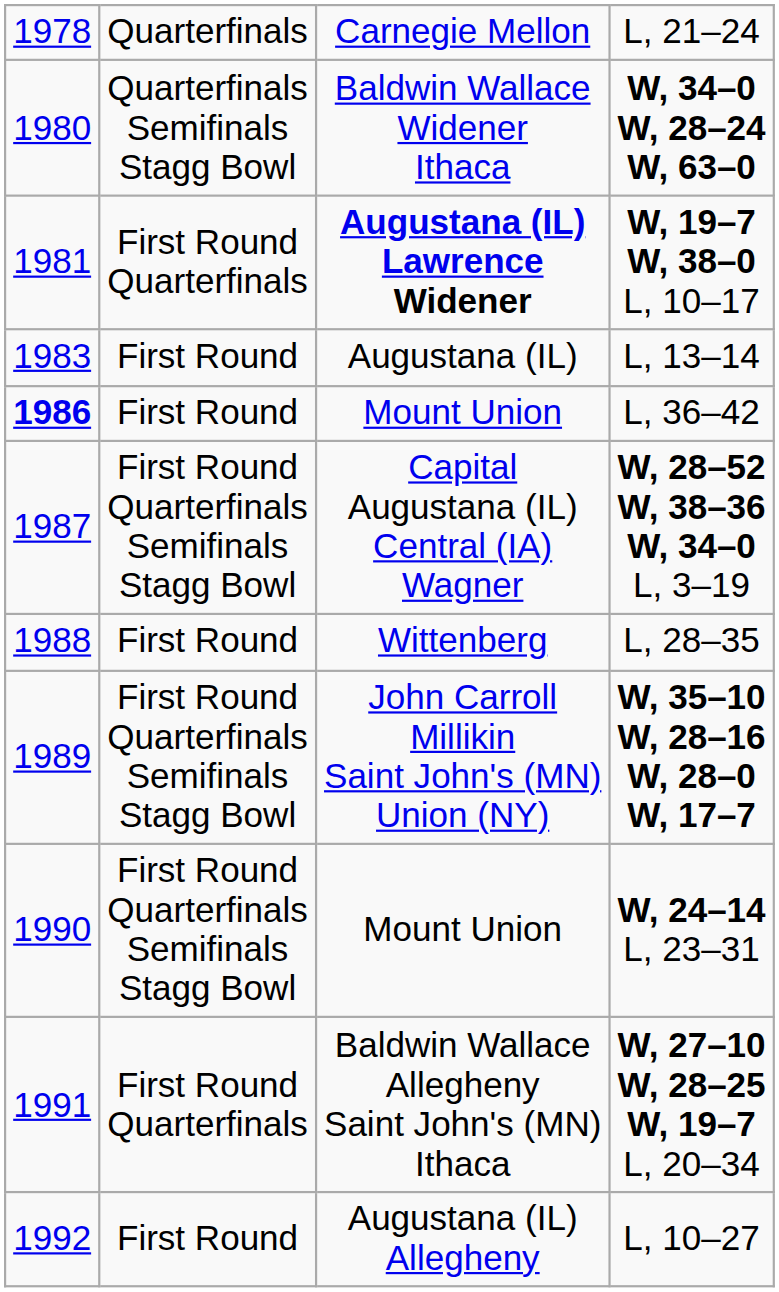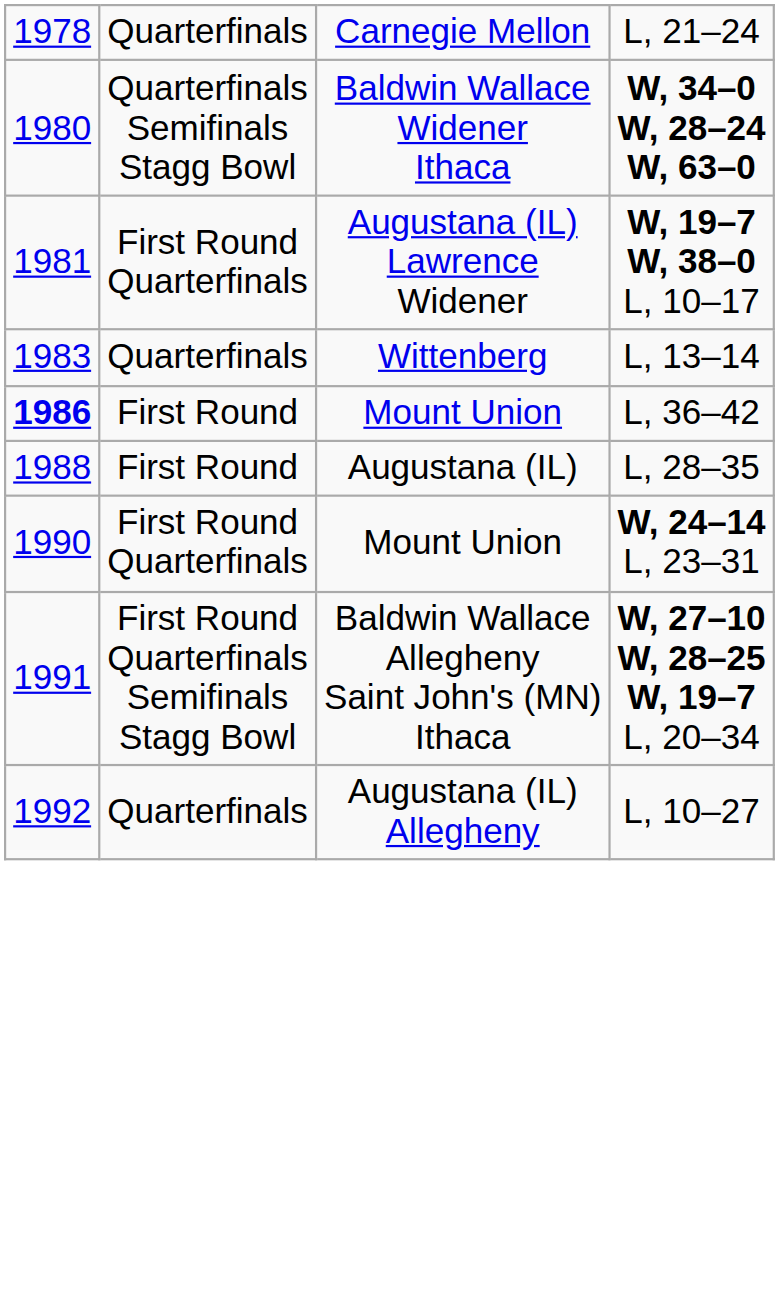(463, 261) bold -> (463, 261) normal
(208, 356) First Round -> (208, 356) Quarterfinals
(463, 356) Augustana (IL) -> (463, 356) Wittenberg
- row: (692, 526)
(463, 641) Wittenberg -> (463, 467) Augustana (IL)
- row: (692, 756)
(208, 930) First Round Quarterfinals Semifinals Stagg Bowl -> (208, 543) First Round Quarterfinals
(208, 1104) First Round Quarterfinals -> (208, 677) First Round Quarterfinals Semifinals Stagg Bowl
(208, 1238) First Round -> (208, 811) Quarterfinals
